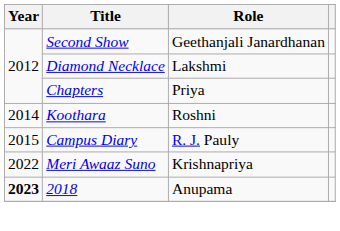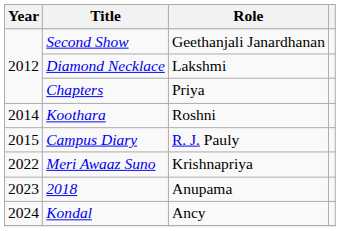(24, 189) bold -> (24, 189) normal
+ row: (69, 213)
